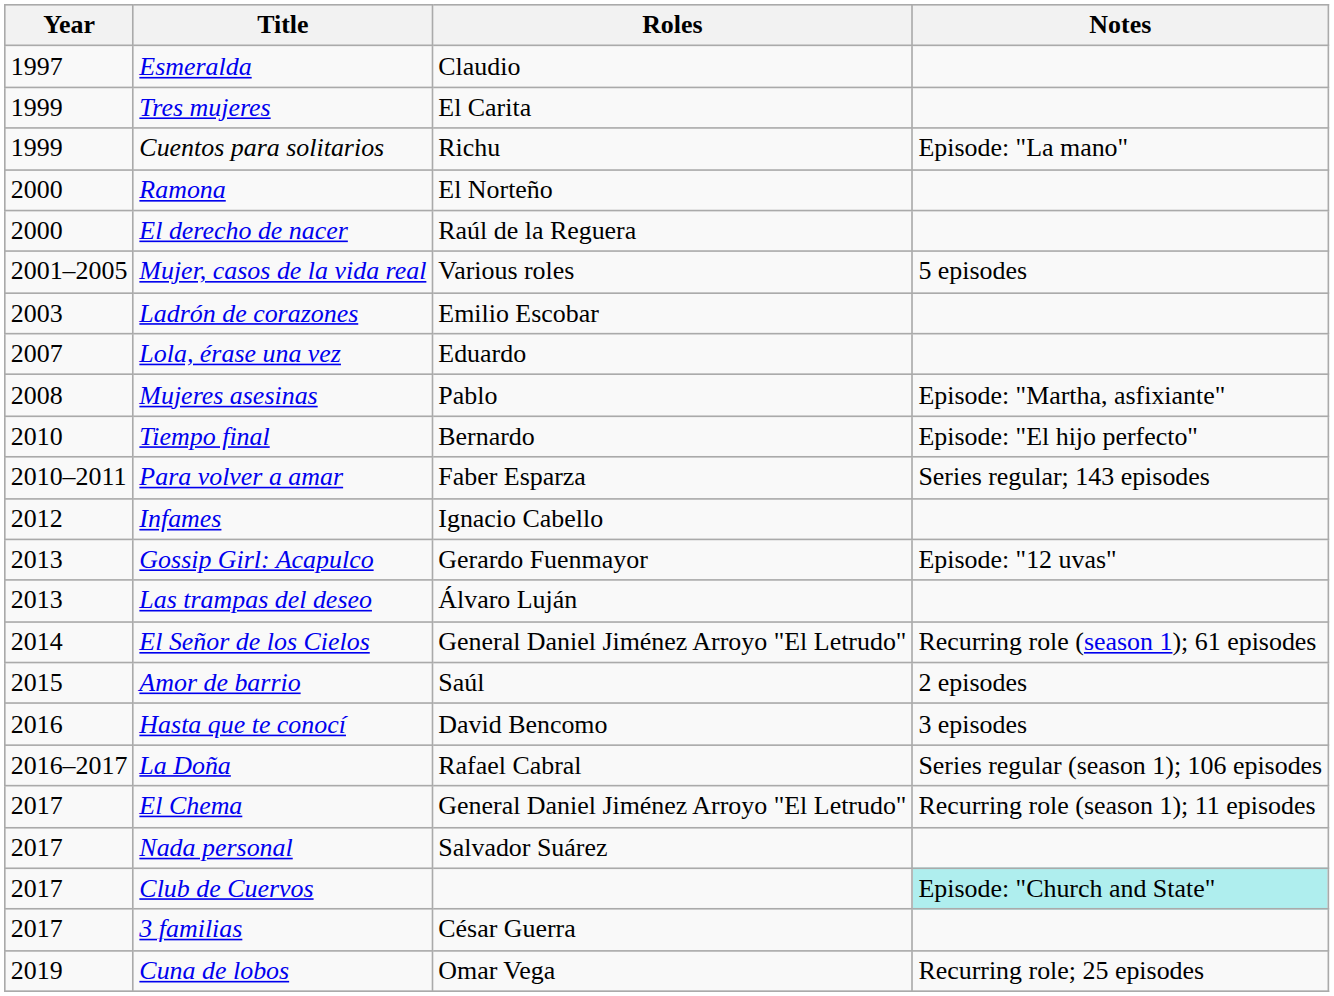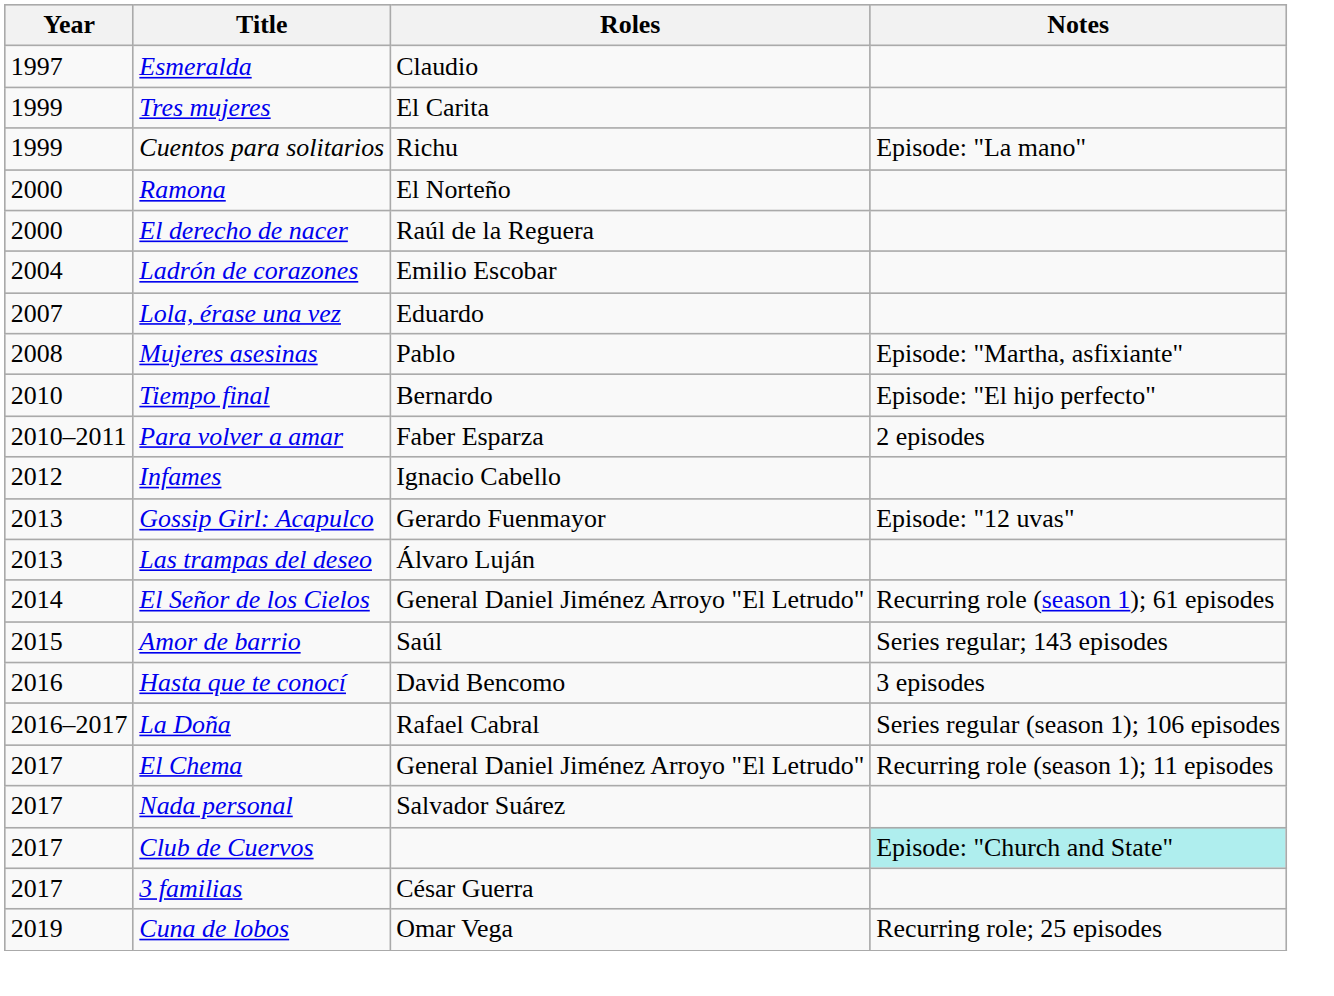- row: (283, 271)
(37, 312) 2003 -> (37, 271) 2004
(1064, 477) Series regular; 143 episodes -> (931, 436) 2 episodes
(973, 682) 2 episodes -> (1022, 641) Series regular; 143 episodes
